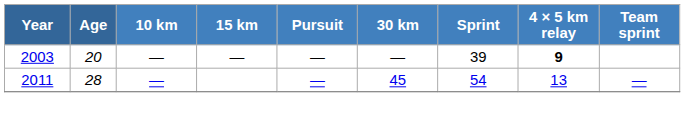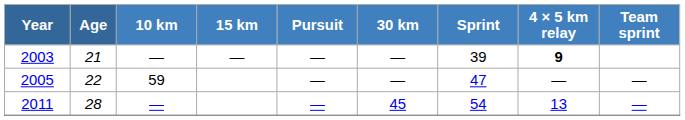(93, 57) 20 -> (93, 57) 21
+ row: (37, 80)
